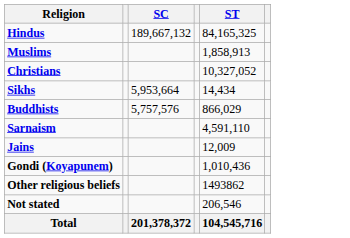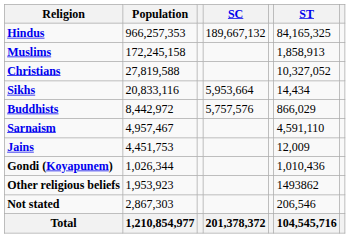+ column: (160, 14)
